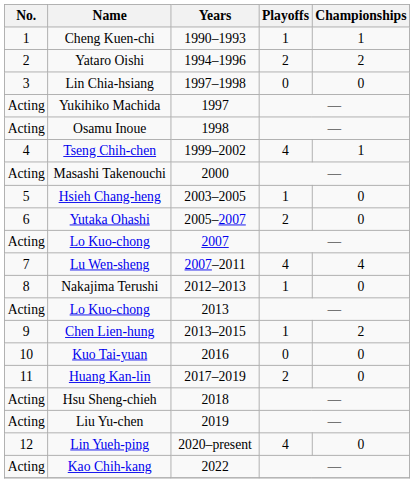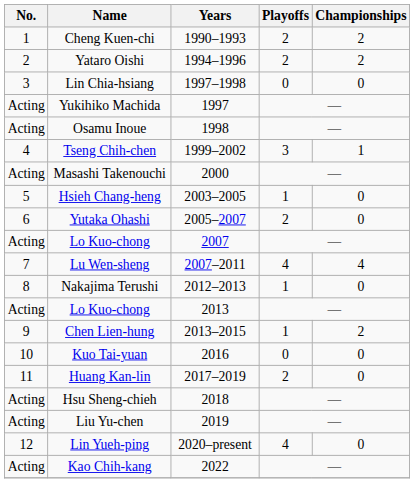(285, 38) 1 -> (285, 38) 2
(361, 38) 1 -> (361, 38) 2
(285, 151) 4 -> (285, 151) 3
